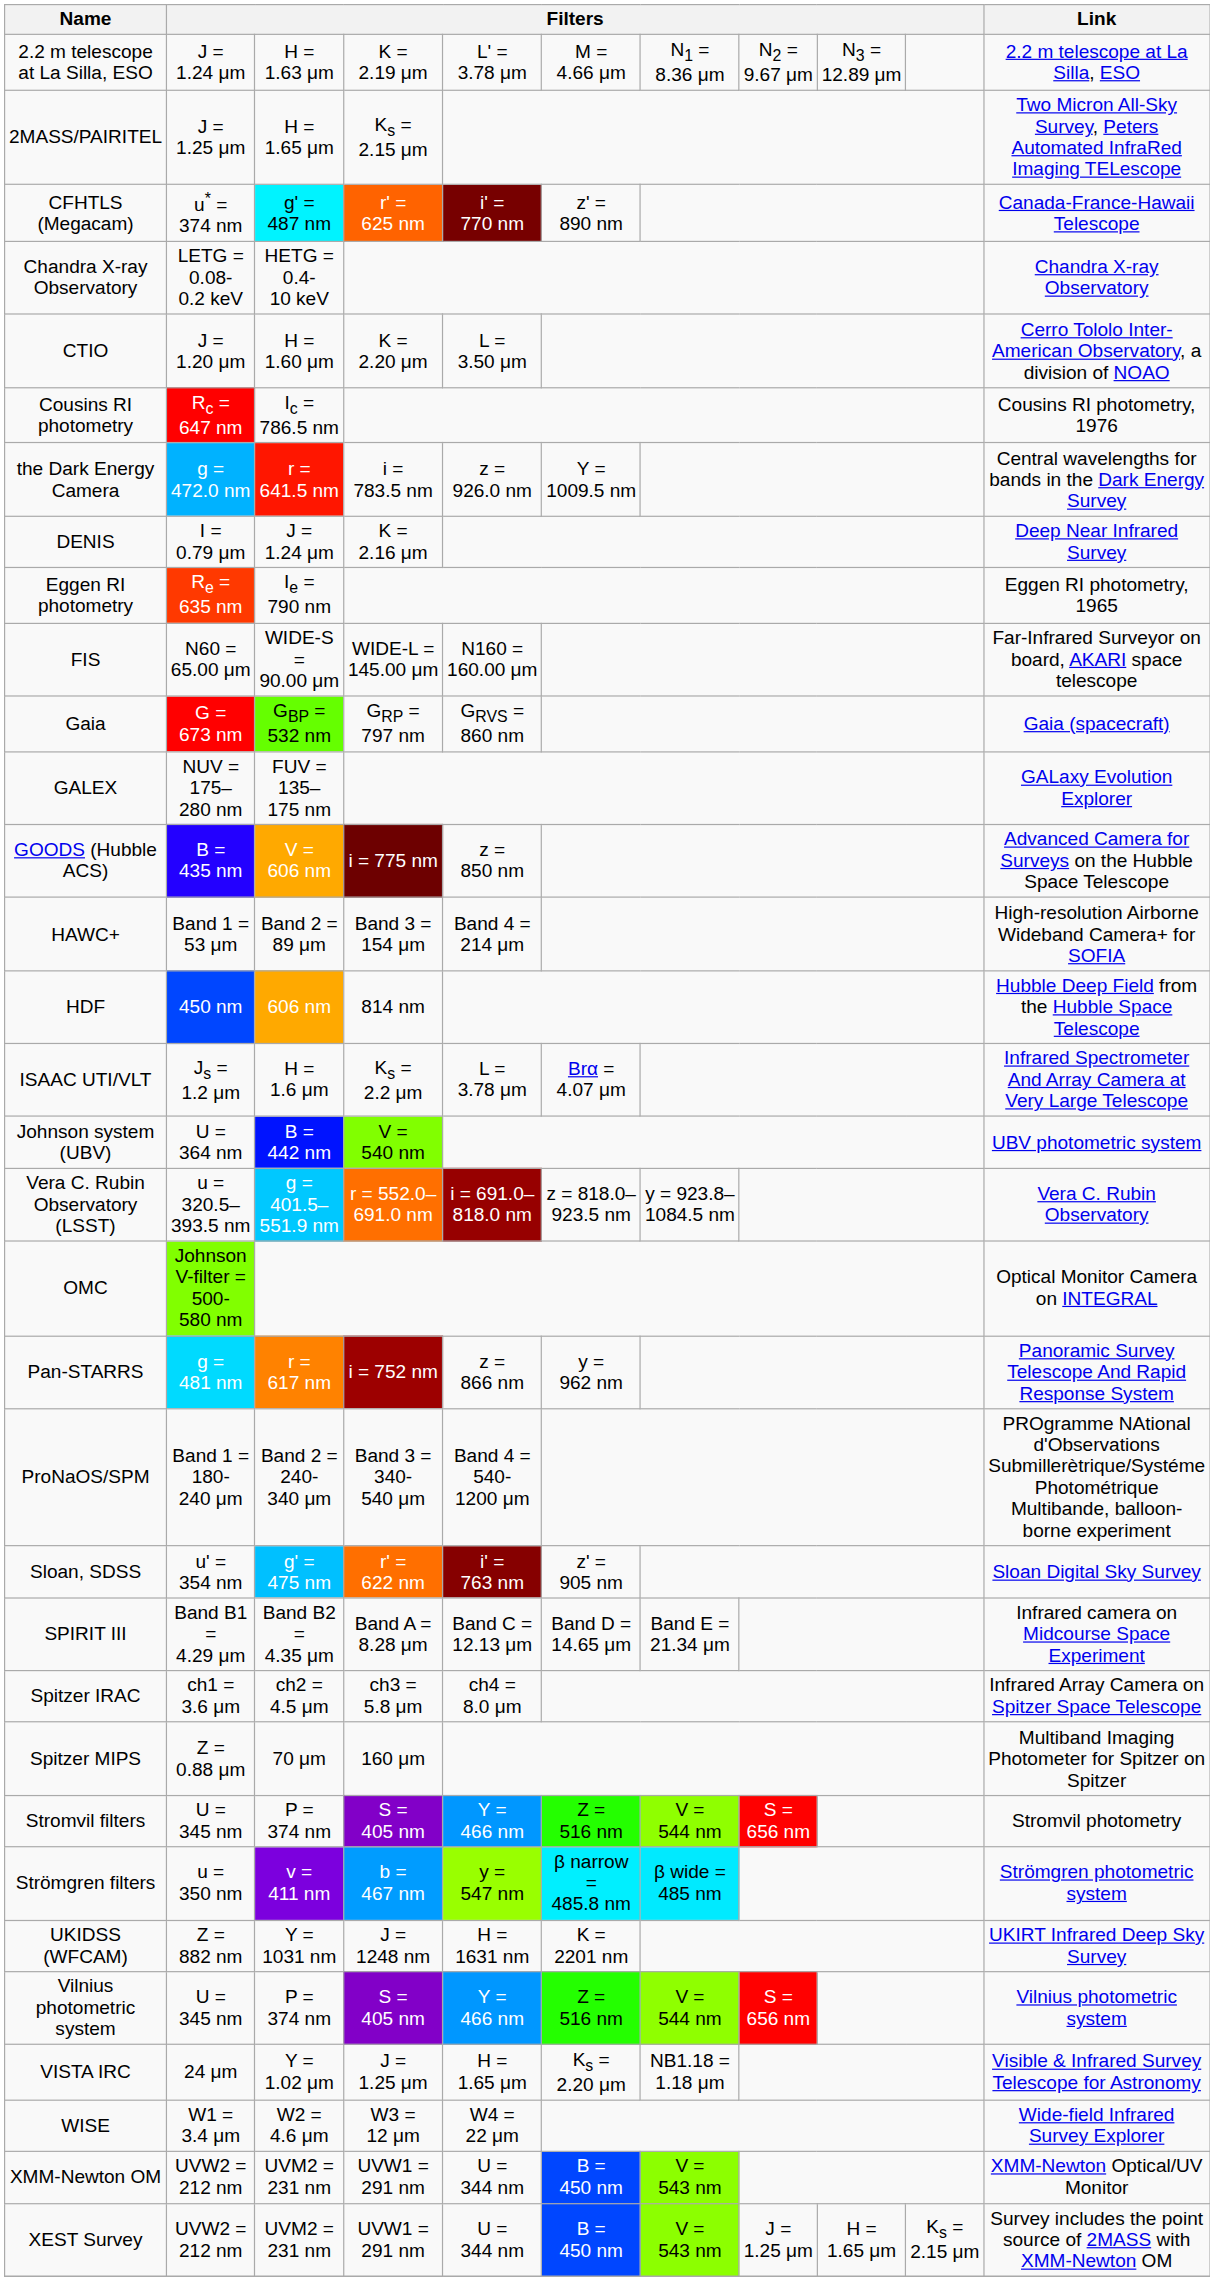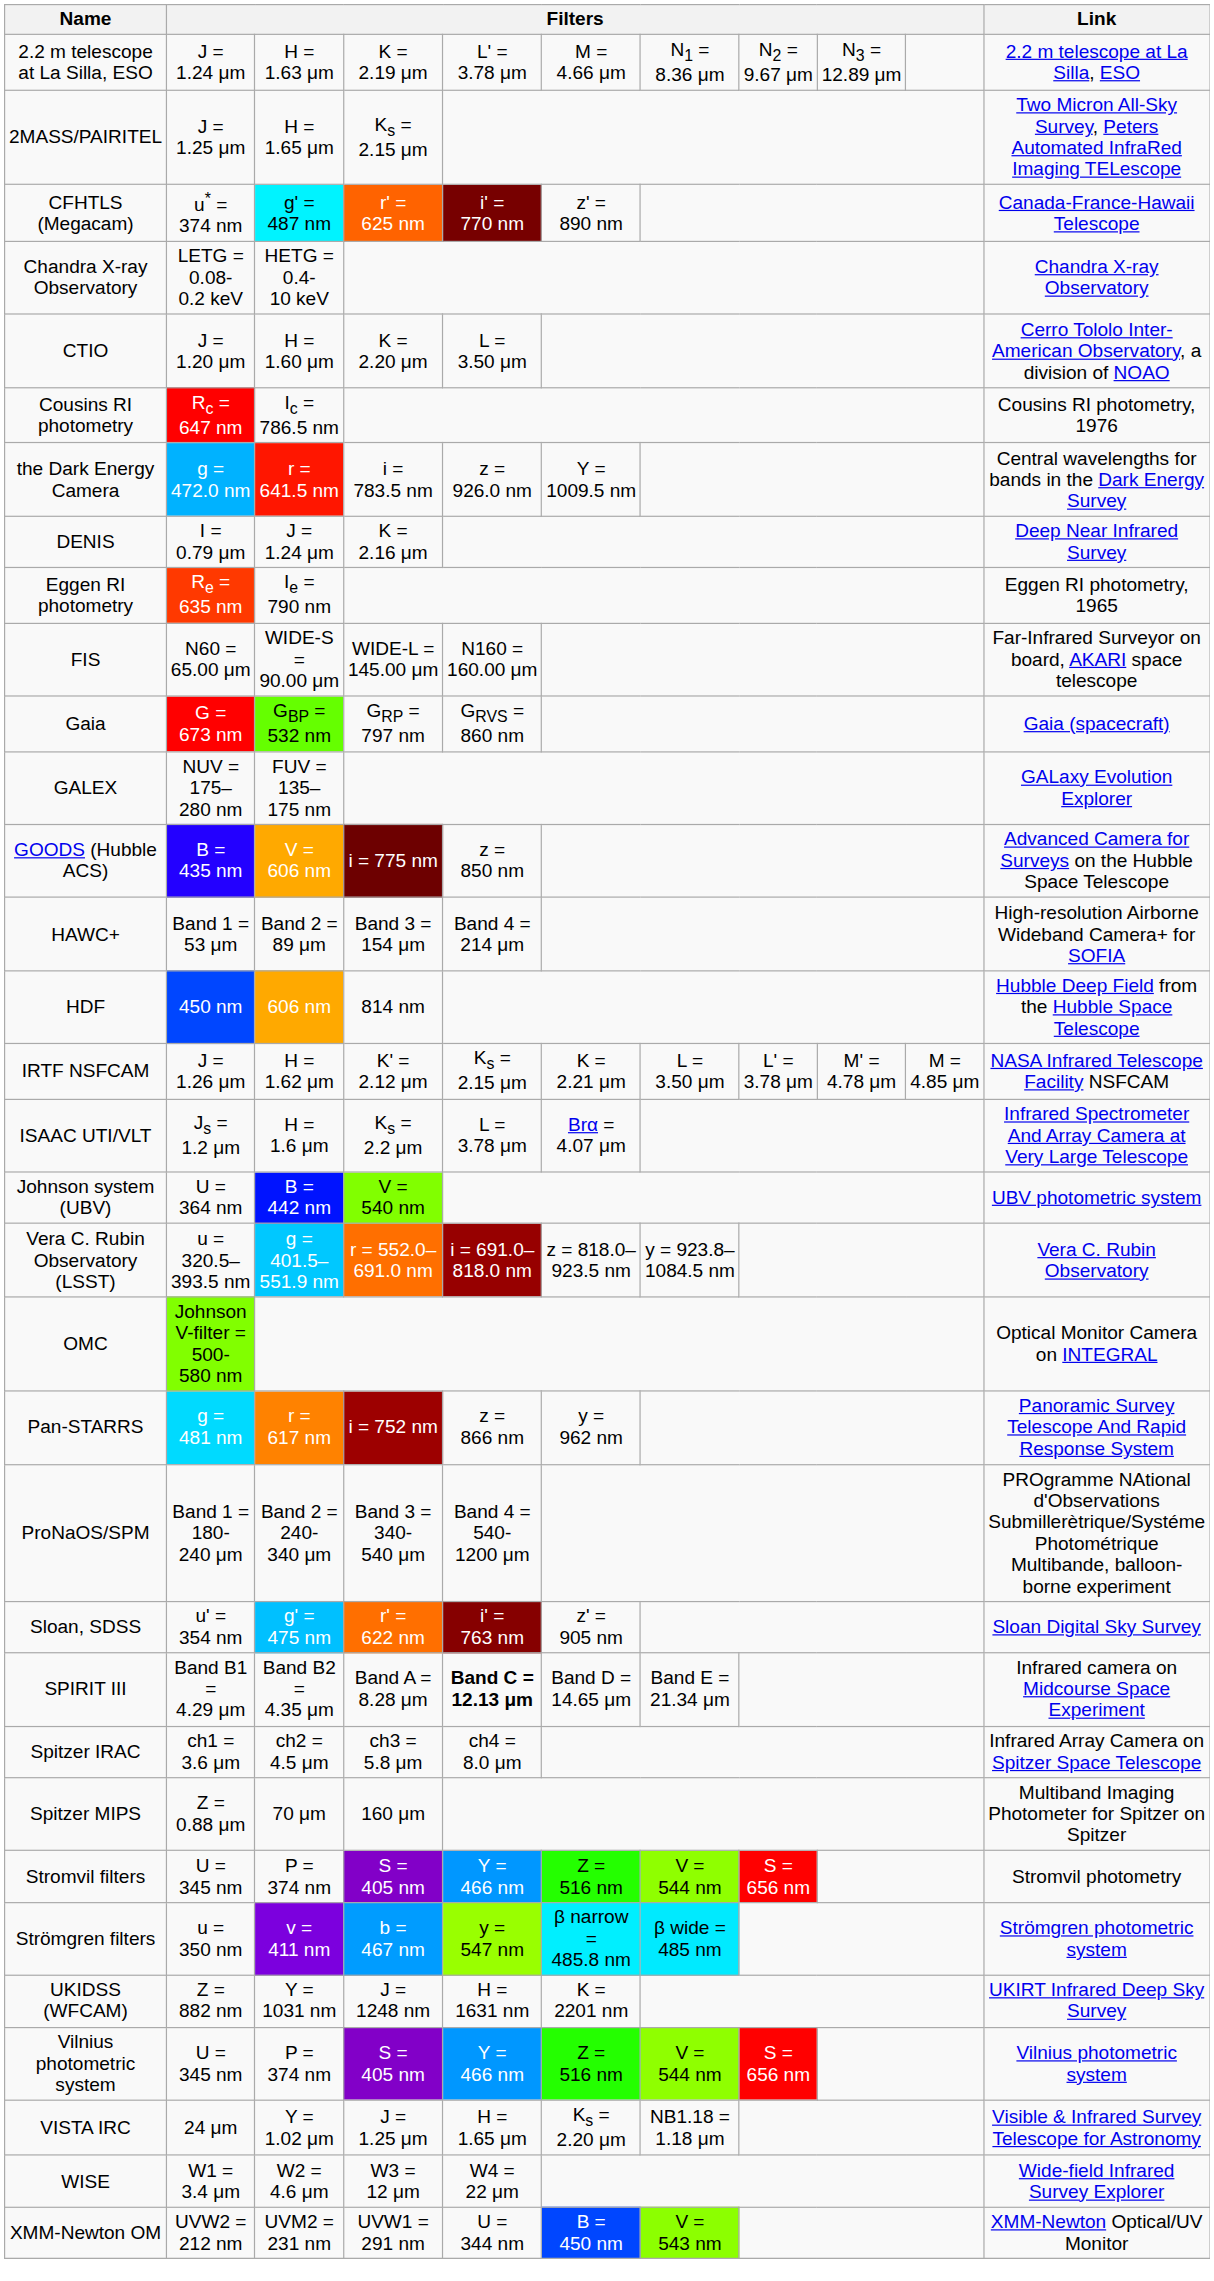+ row: (86, 1071)
(492, 1634) normal -> (492, 1689) bold
- row: (86, 2239)
